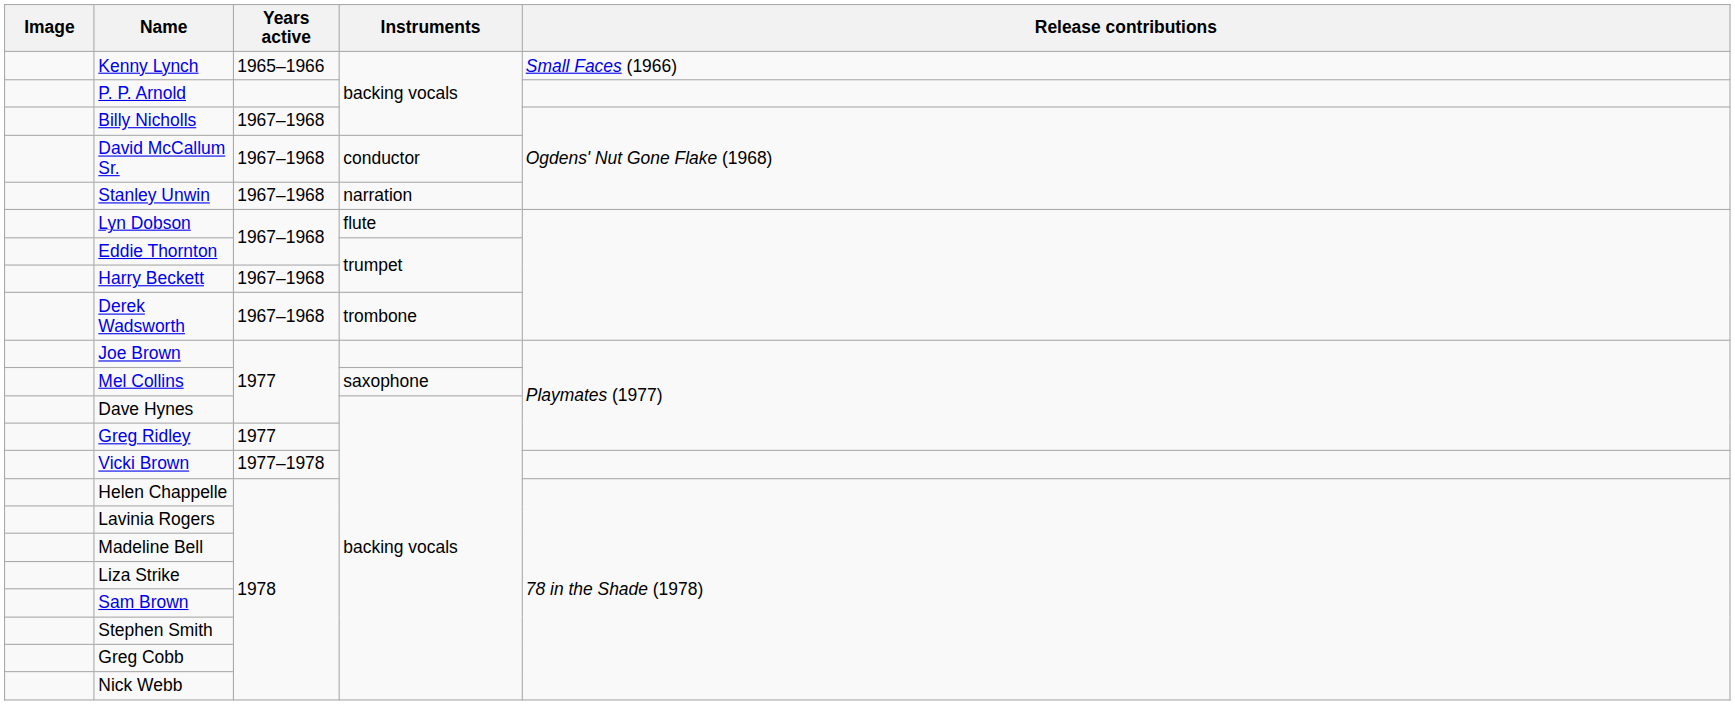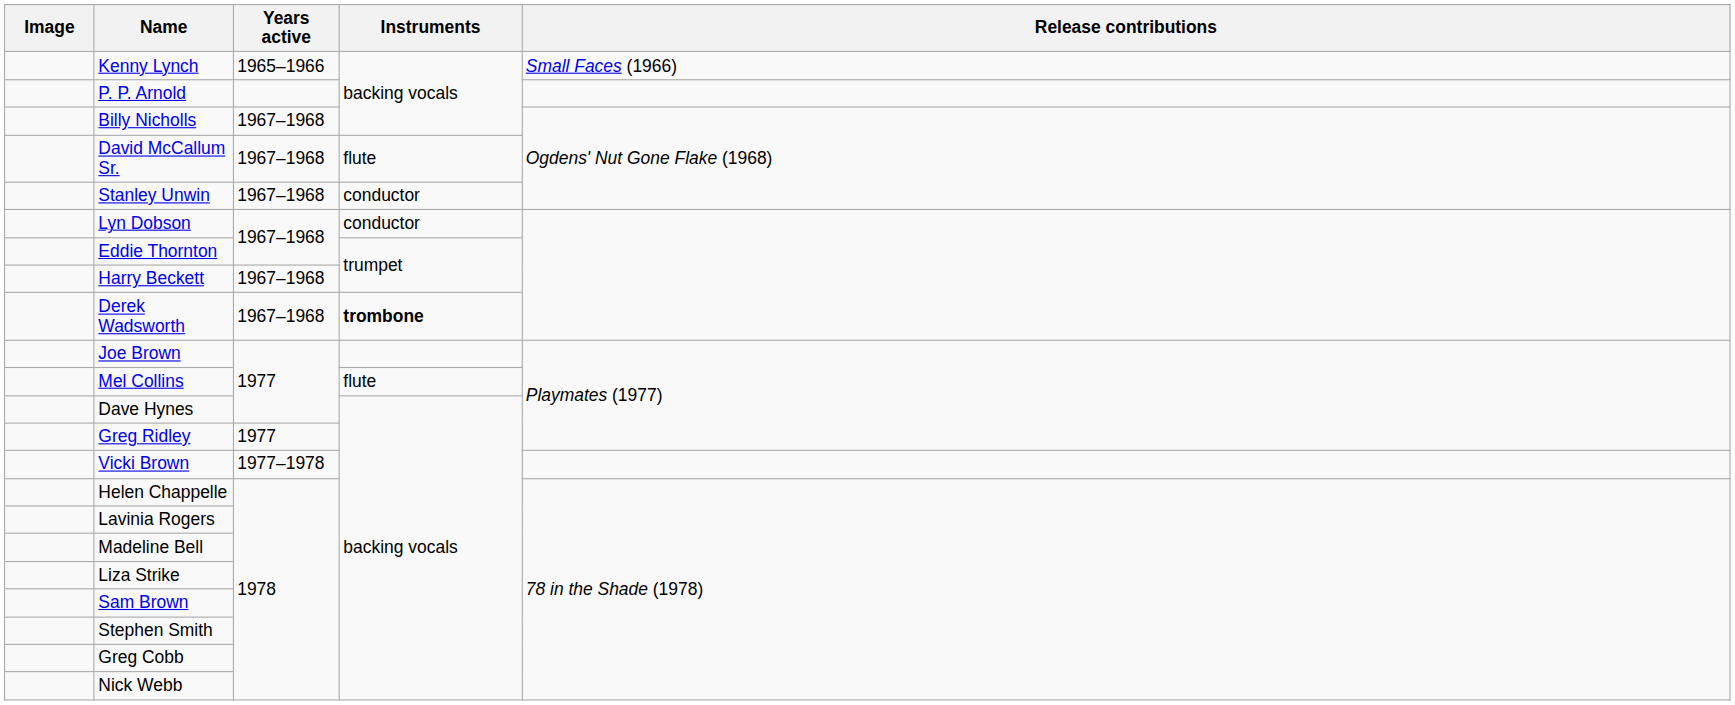(382, 158) conductor -> (360, 158) flute
(378, 195) narration -> (382, 195) conductor
(360, 223) flute -> (382, 223) conductor
(380, 316) normal -> (384, 316) bold
(386, 381) saxophone -> (360, 381) flute
